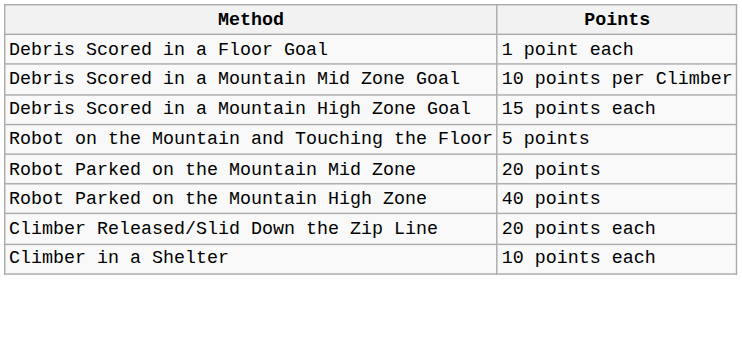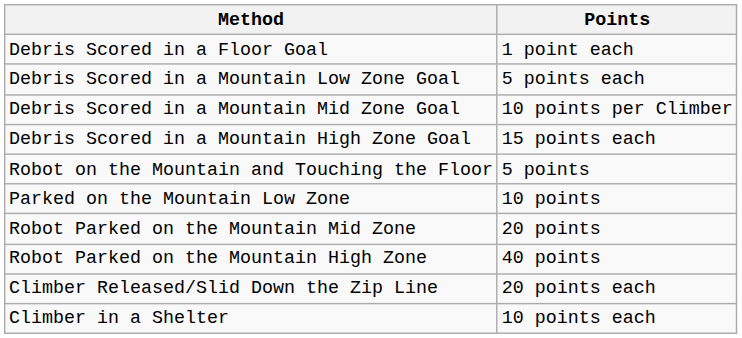+ row: (235, 79)
+ row: (180, 199)
